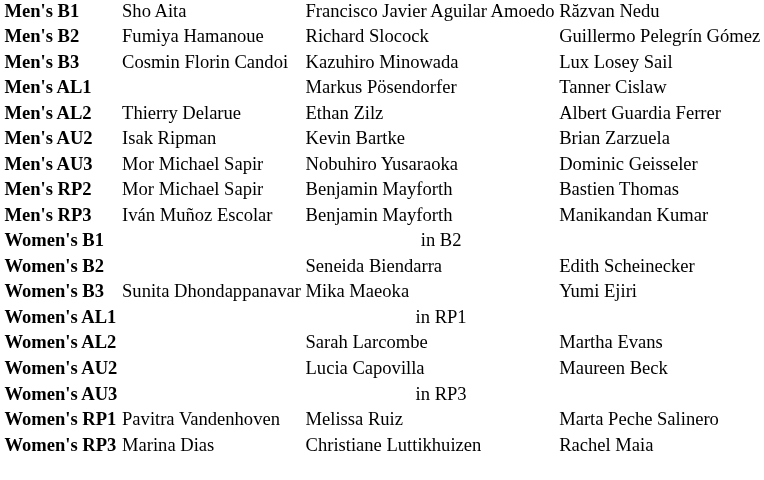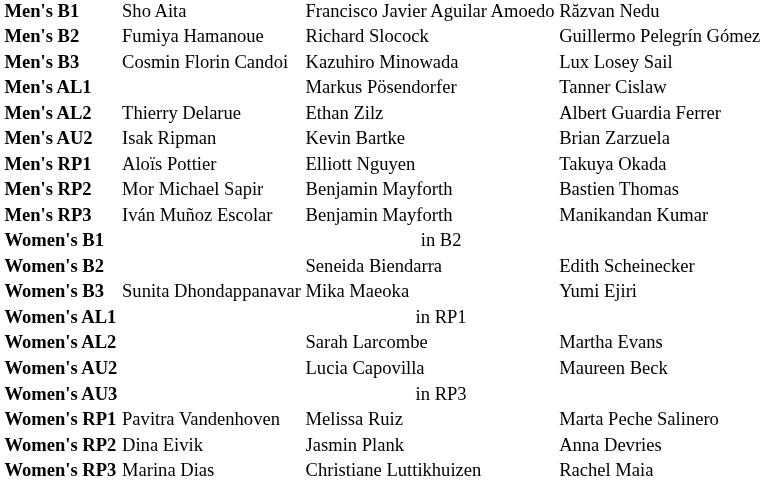- row: (49, 163)
+ row: (48, 163)
+ row: (60, 444)
